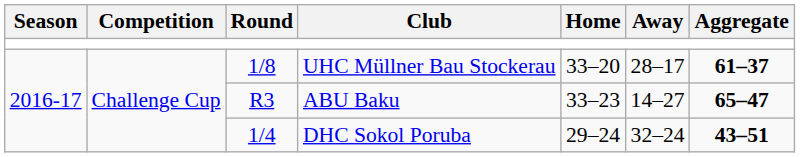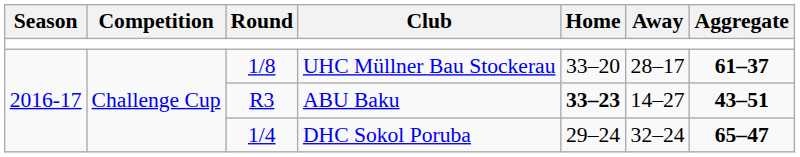(593, 100) normal -> (593, 100) bold
(742, 100) 65–47 -> (742, 100) 43–51
(742, 134) 43–51 -> (742, 134) 65–47
